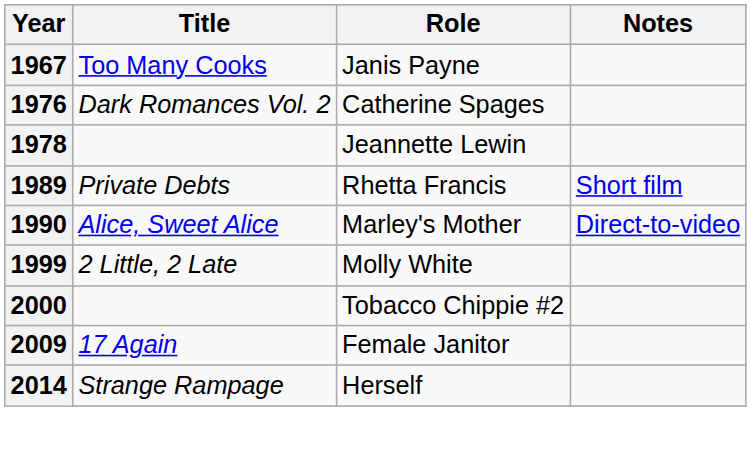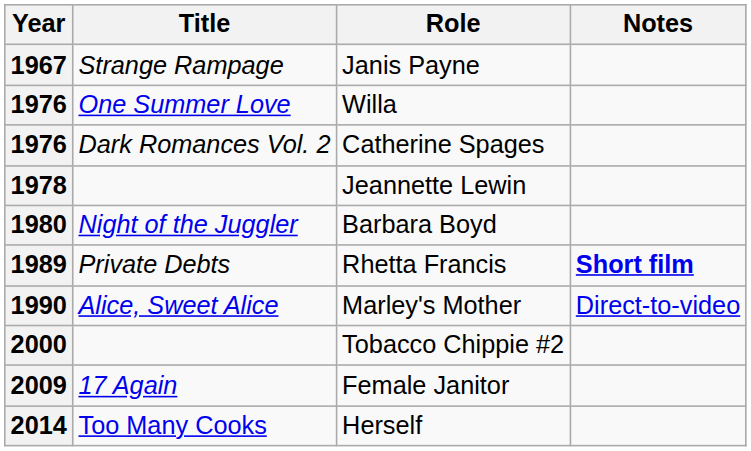(173, 64) Too Many Cooks -> (181, 64) Strange Rampage
+ row: (39, 104)
+ row: (39, 225)
(629, 184) normal -> (635, 265) bold
- row: (39, 265)
(181, 385) Strange Rampage -> (173, 425) Too Many Cooks
